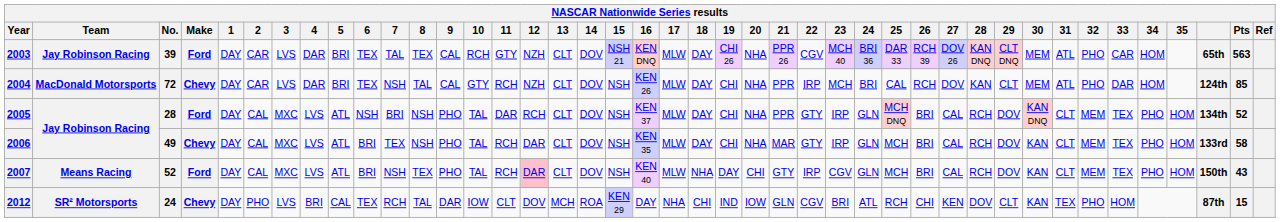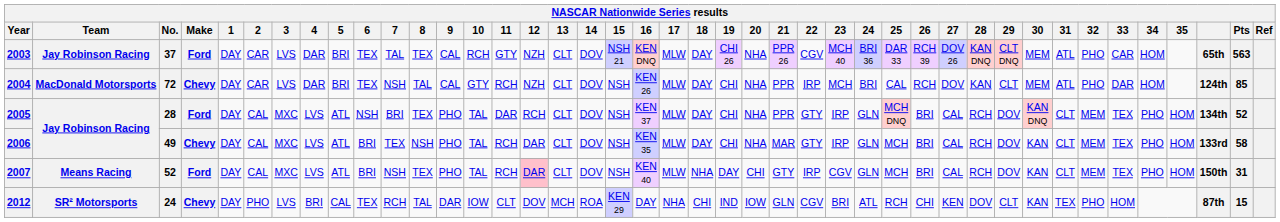(170, 54) 39 -> (170, 54) 37
(423, 114) NSH -> (423, 114) TEX
(1242, 173) 43 -> (1242, 173) 31
